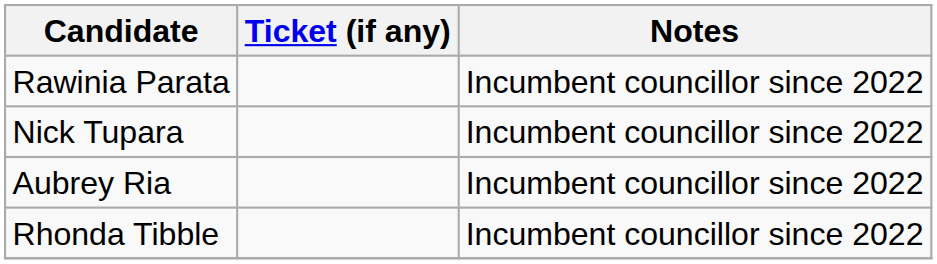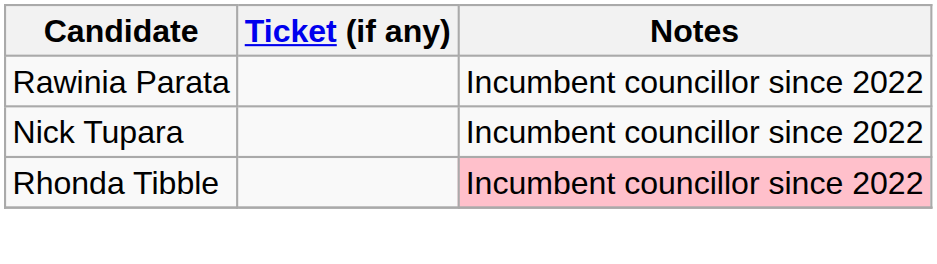- row: (92, 183)
(695, 234) no background -> (695, 183) pink background
